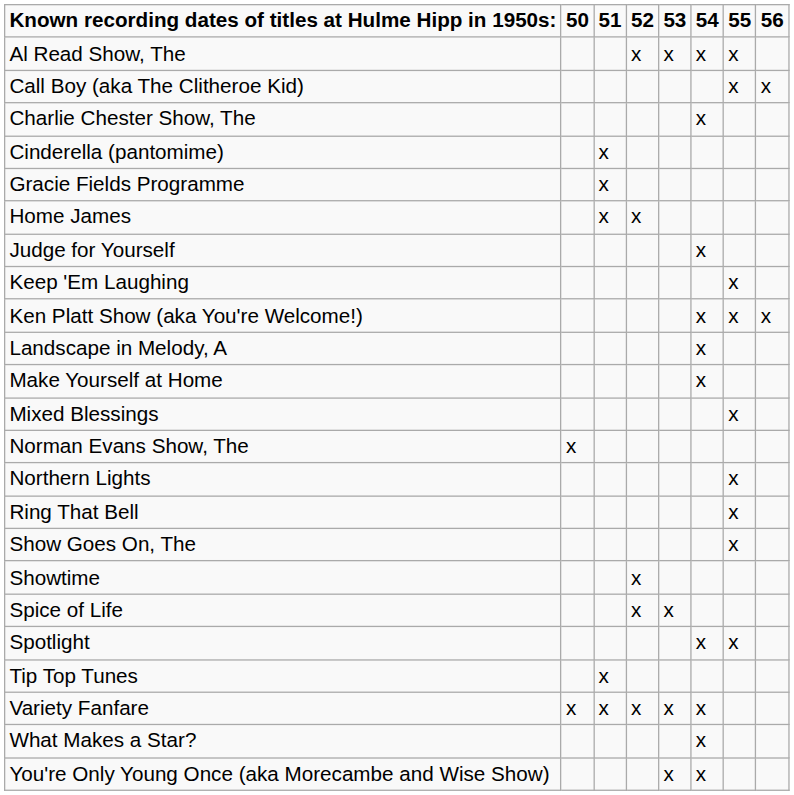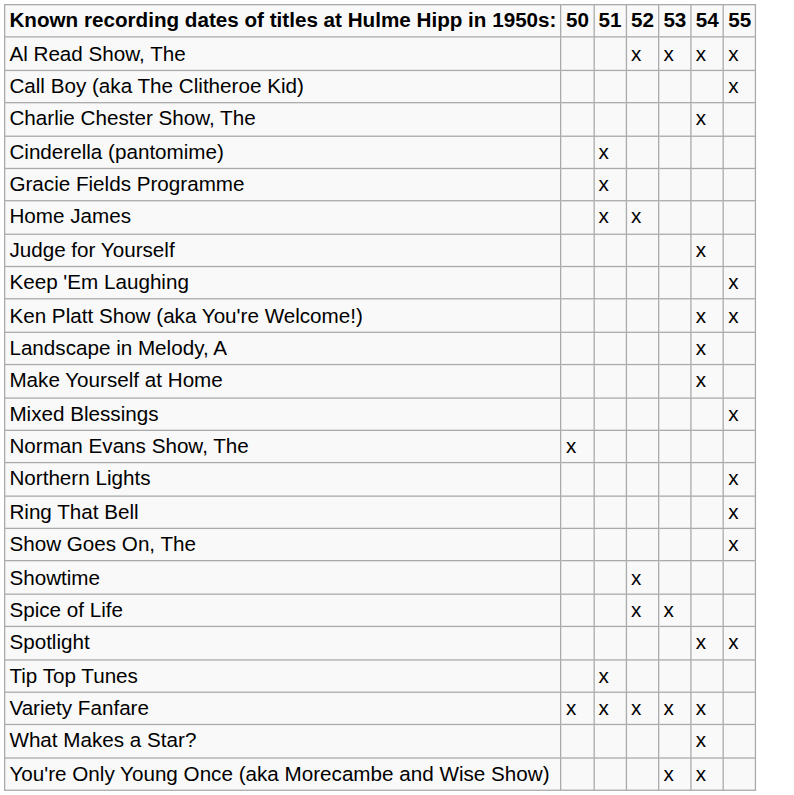- column: (772, 20)
